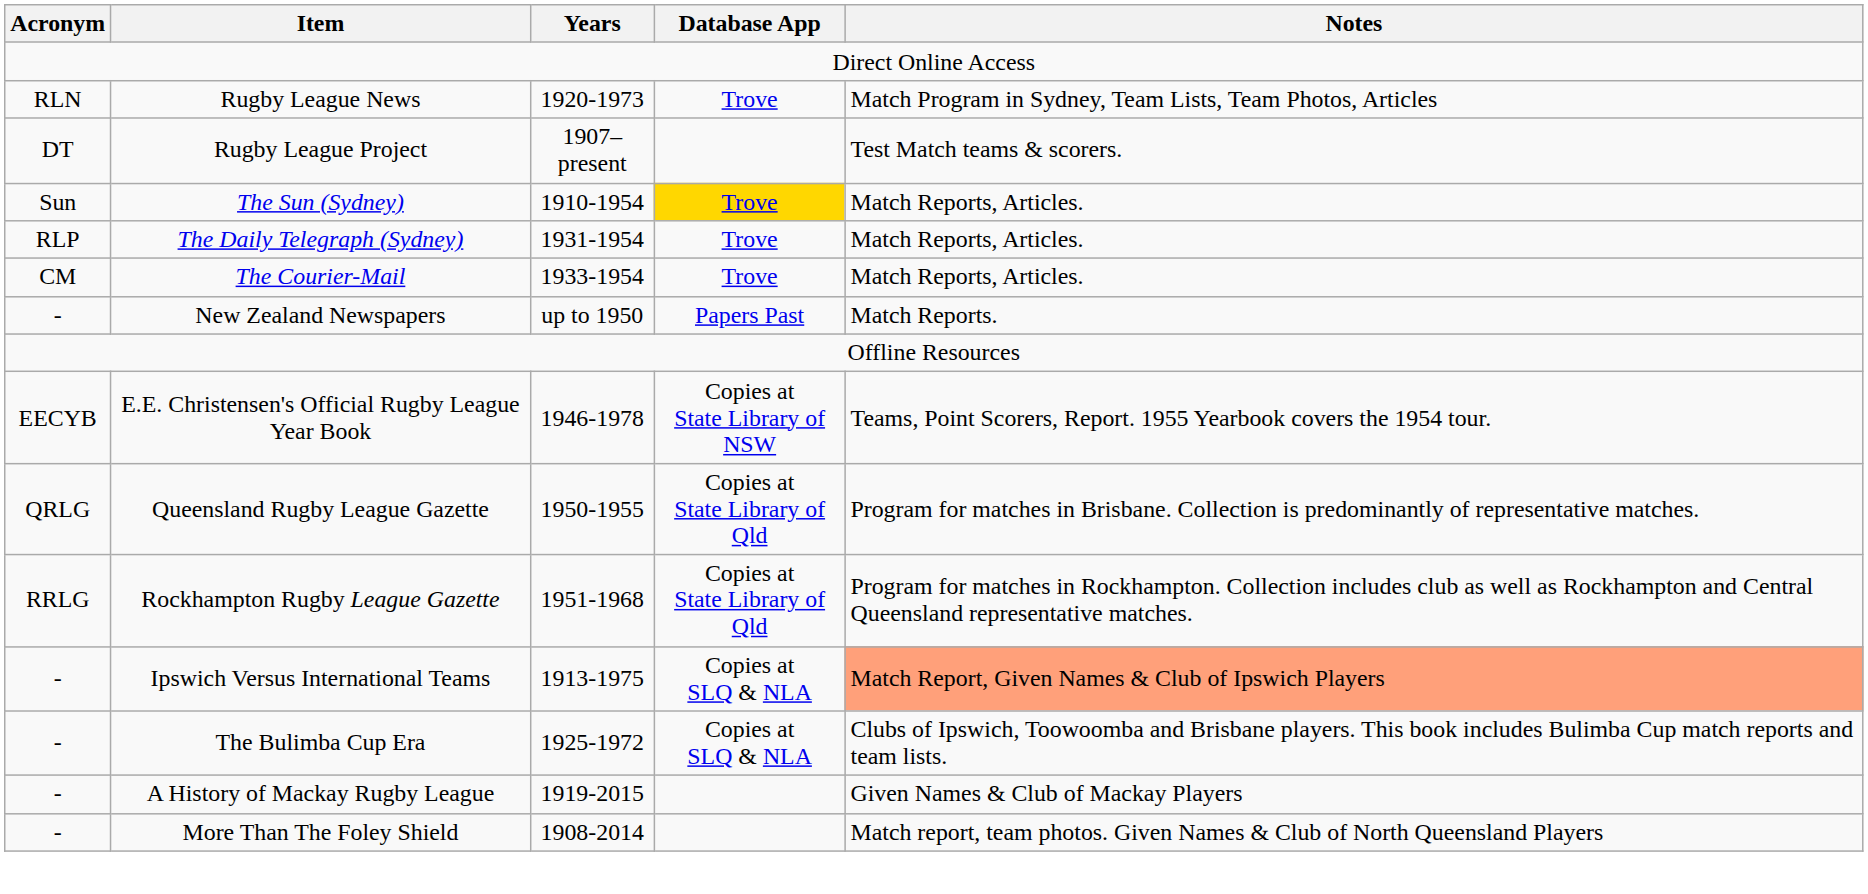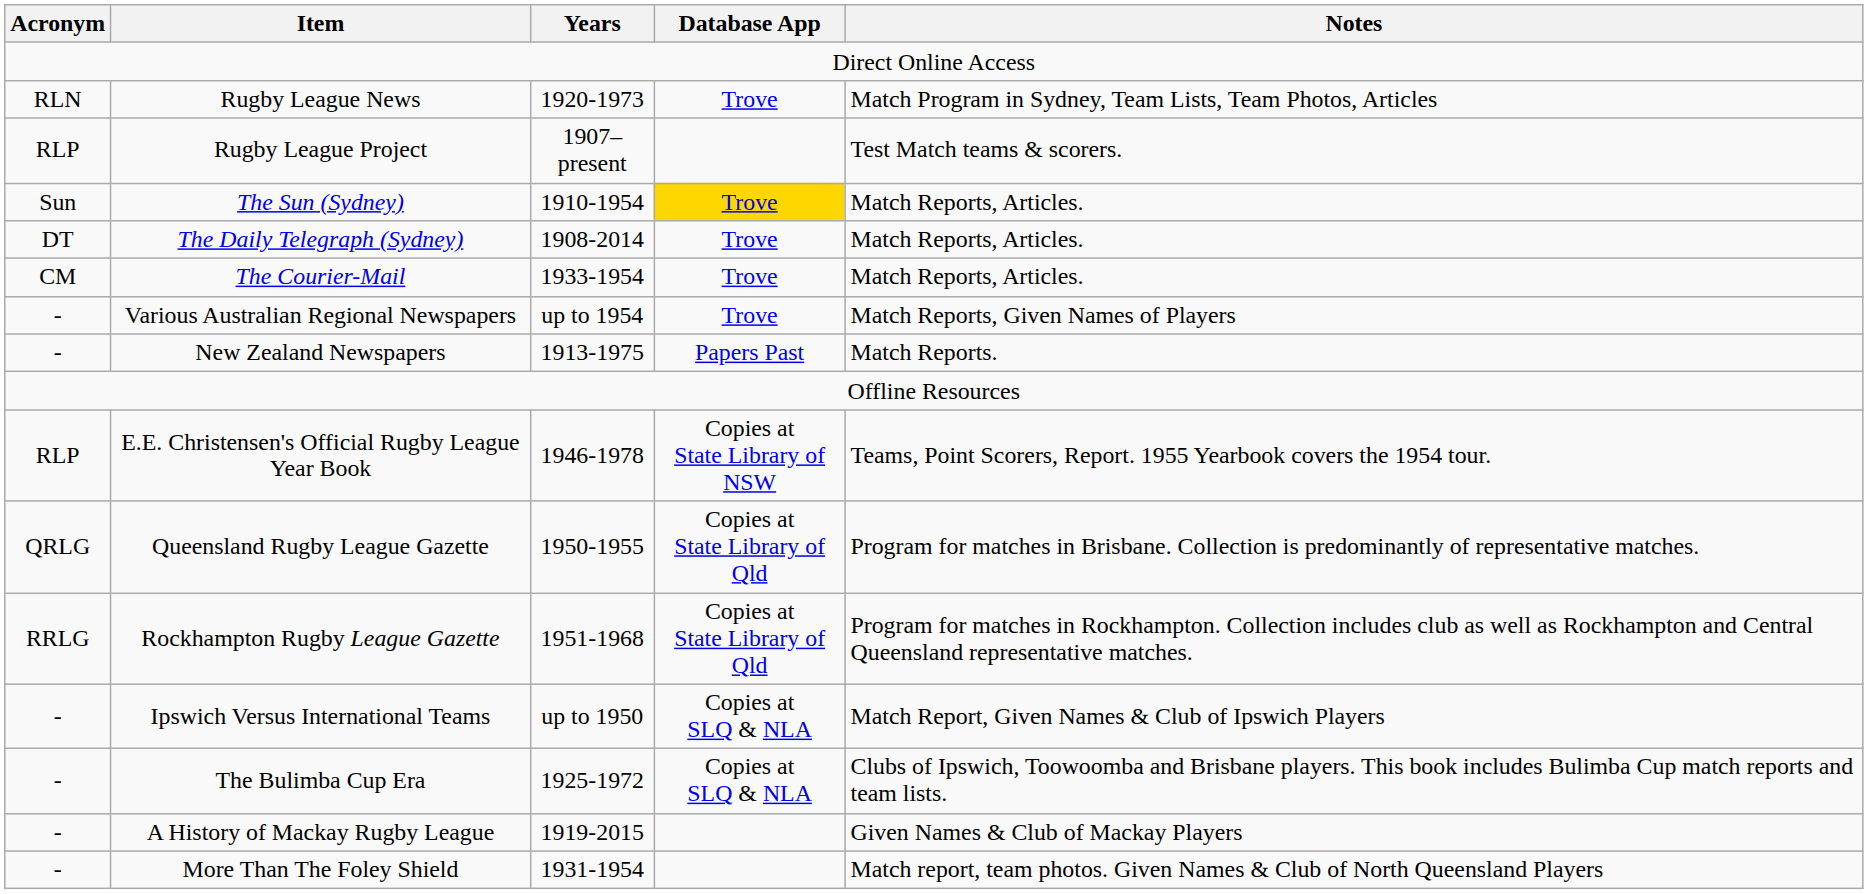(58, 150) DT -> (58, 150) RLP
(58, 239) RLP -> (58, 239) DT
(592, 239) 1931-1954 -> (592, 239) 1908-2014
+ row: (320, 314)
(592, 314) up to 1950 -> (592, 352) 1913-1975
(58, 417) EECYB -> (58, 455) RLP
(592, 678) 1913-1975 -> (592, 716) up to 1950
(1118, 678) lightsalmon background -> (1118, 716) no background
(592, 831) 1908-2014 -> (592, 869) 1931-1954
